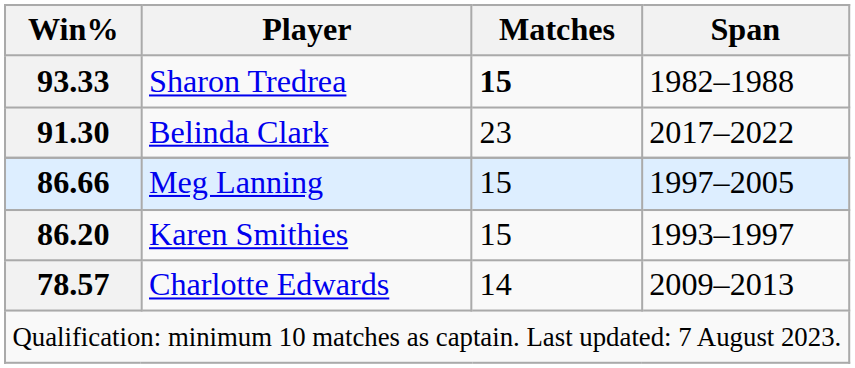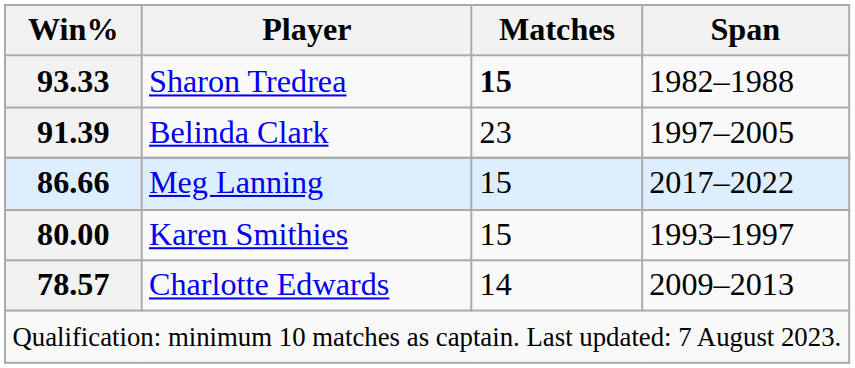(73, 132) 91.30 -> (73, 132) 91.39
(722, 132) 2017–2022 -> (722, 132) 1997–2005
(722, 183) 1997–2005 -> (722, 183) 2017–2022
(73, 234) 86.20 -> (73, 234) 80.00
